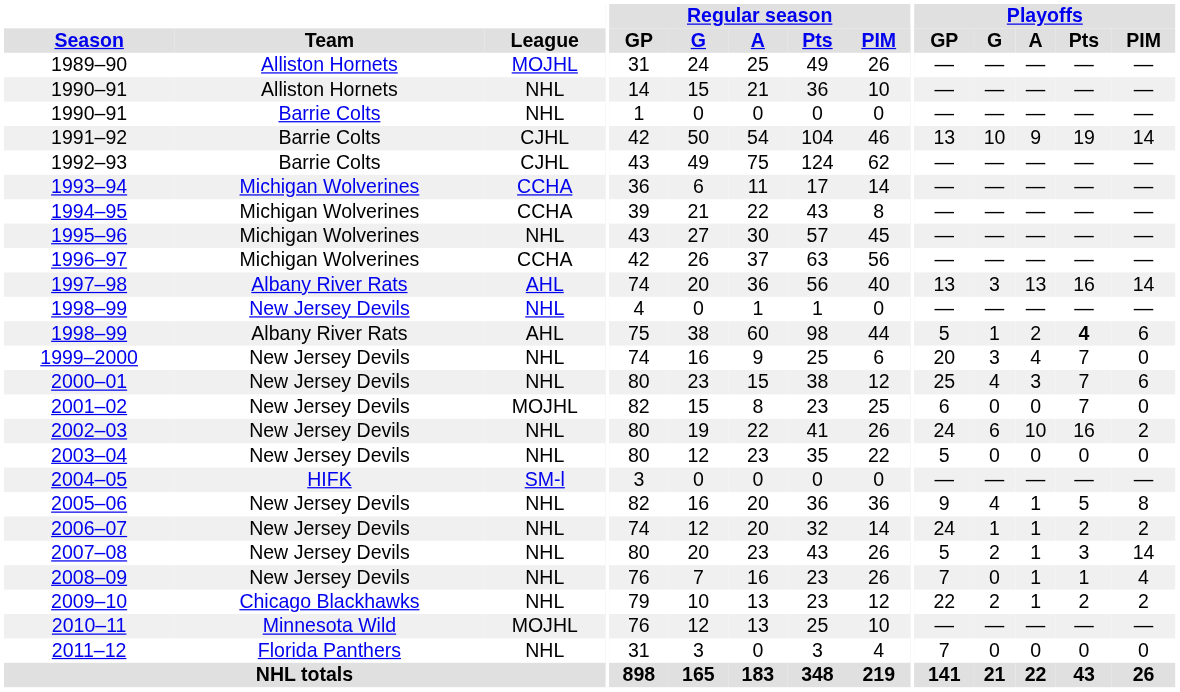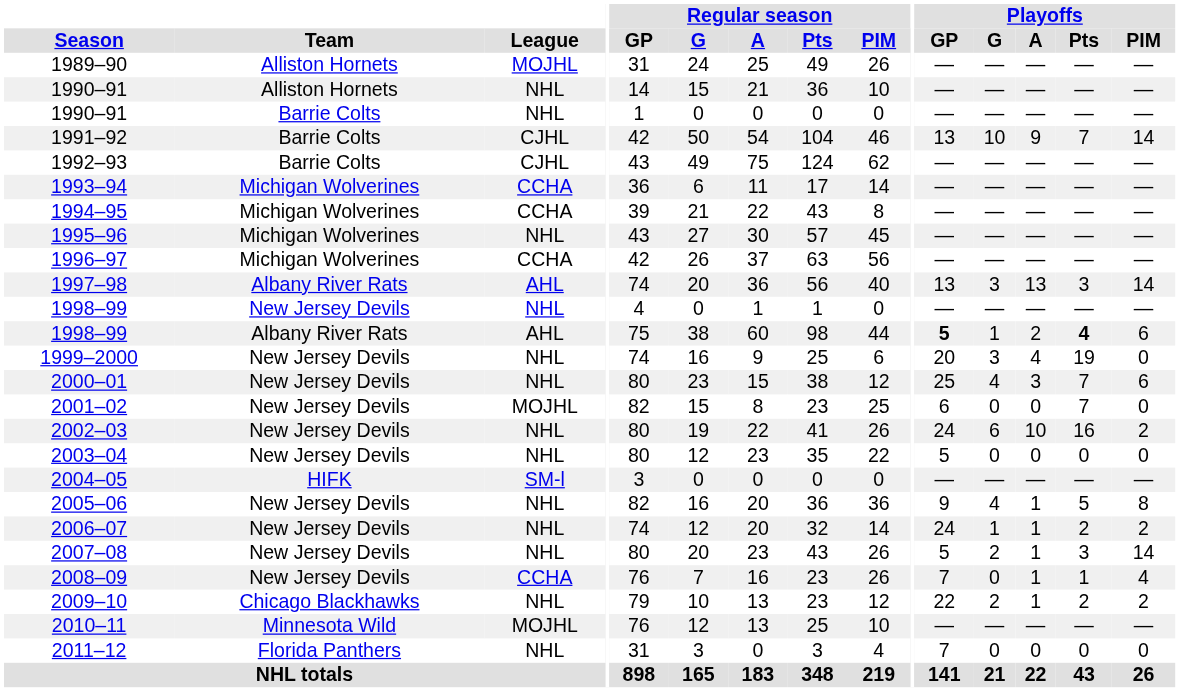(1084, 138) 19 -> (1084, 138) 7
(1084, 284) 16 -> (1084, 284) 3
(944, 333) normal -> (944, 333) bold
(1084, 357) 7 -> (1084, 357) 19
(545, 577) NHL -> (545, 577) CCHA
